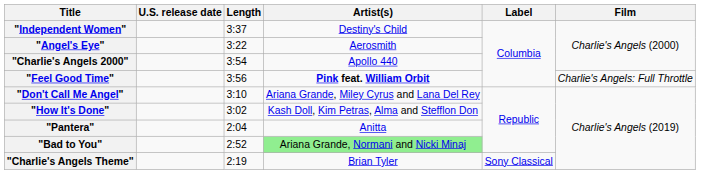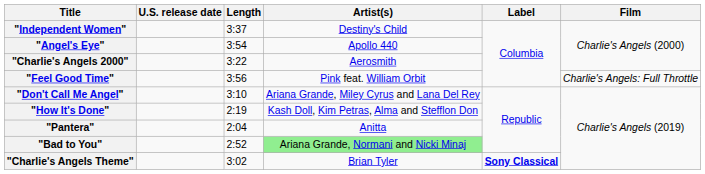(237, 45) 3:22 -> (237, 45) 3:54
(373, 45) Aerosmith -> (373, 45) Apollo 440
(237, 62) 3:54 -> (237, 62) 3:22
(373, 62) Apollo 440 -> (373, 62) Aerosmith
(373, 78) bold -> (373, 78) normal
(237, 111) 3:02 -> (237, 111) 2:19
(237, 161) 2:19 -> (237, 161) 3:02
(519, 161) normal -> (521, 161) bold
